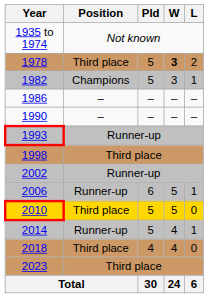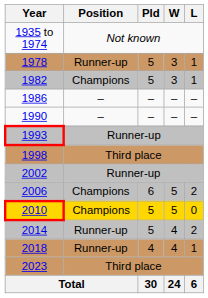(101, 62) Third place -> (101, 62) Runner-up
(174, 62) bold -> (174, 62) normal
(194, 62) 2 -> (194, 62) 1
(101, 192) Runner-up -> (101, 192) Champions
(194, 192) 1 -> (194, 192) 2
(101, 211) Third place -> (101, 211) Champions
(194, 230) 1 -> (194, 230) 2
(101, 248) Third place -> (101, 248) Runner-up
(194, 248) 0 -> (194, 248) 1
